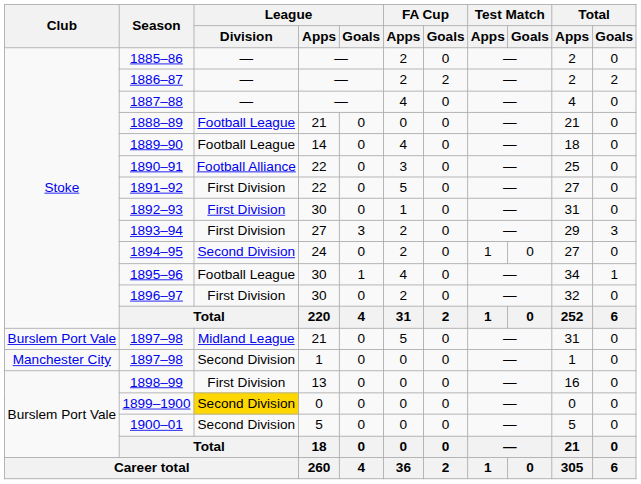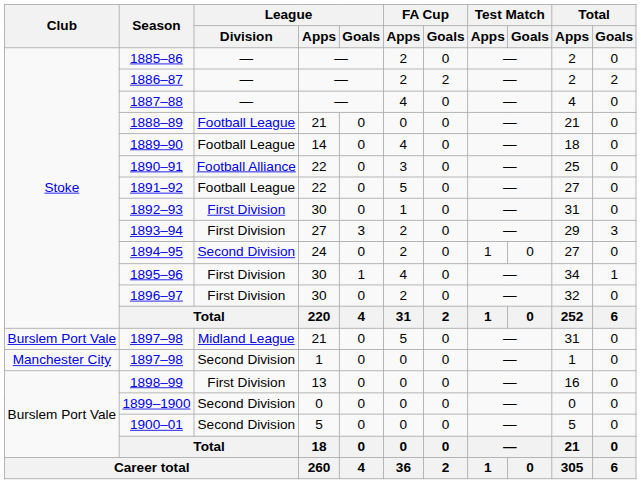(246, 187) First Division -> (246, 187) Football League
(246, 274) Football League -> (246, 274) First Division
(246, 403) gold background -> (246, 403) no background
